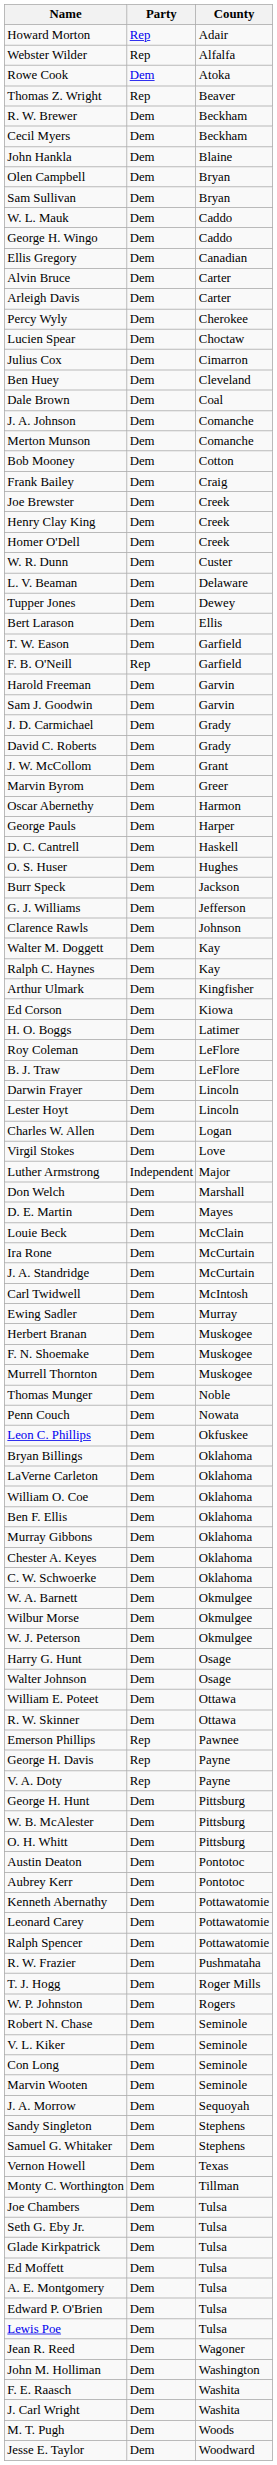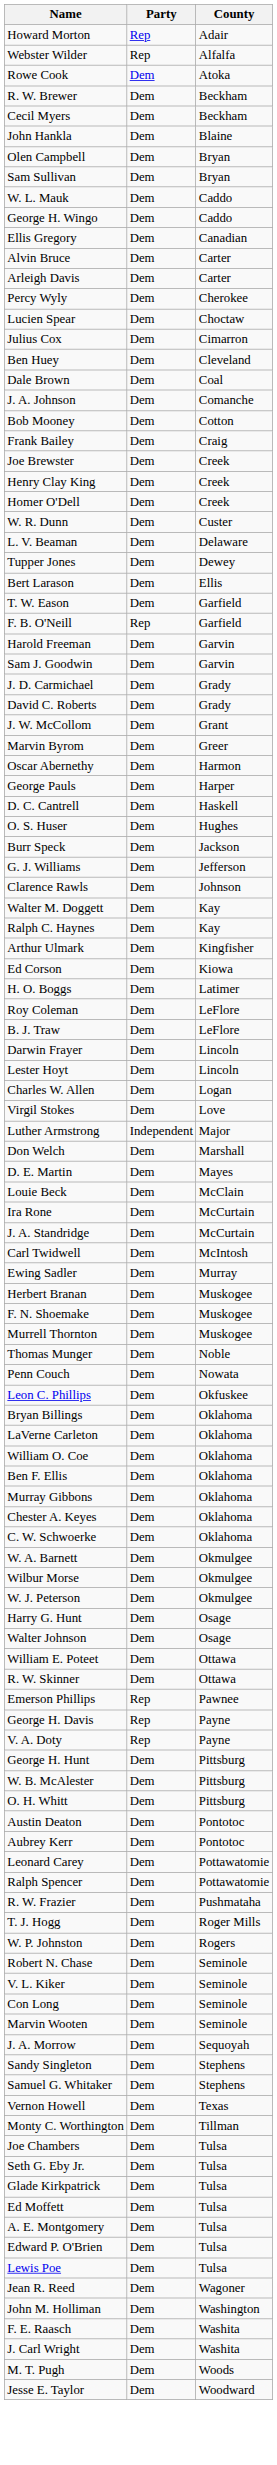- row: (54, 95)
- row: (49, 440)
- row: (57, 1902)
